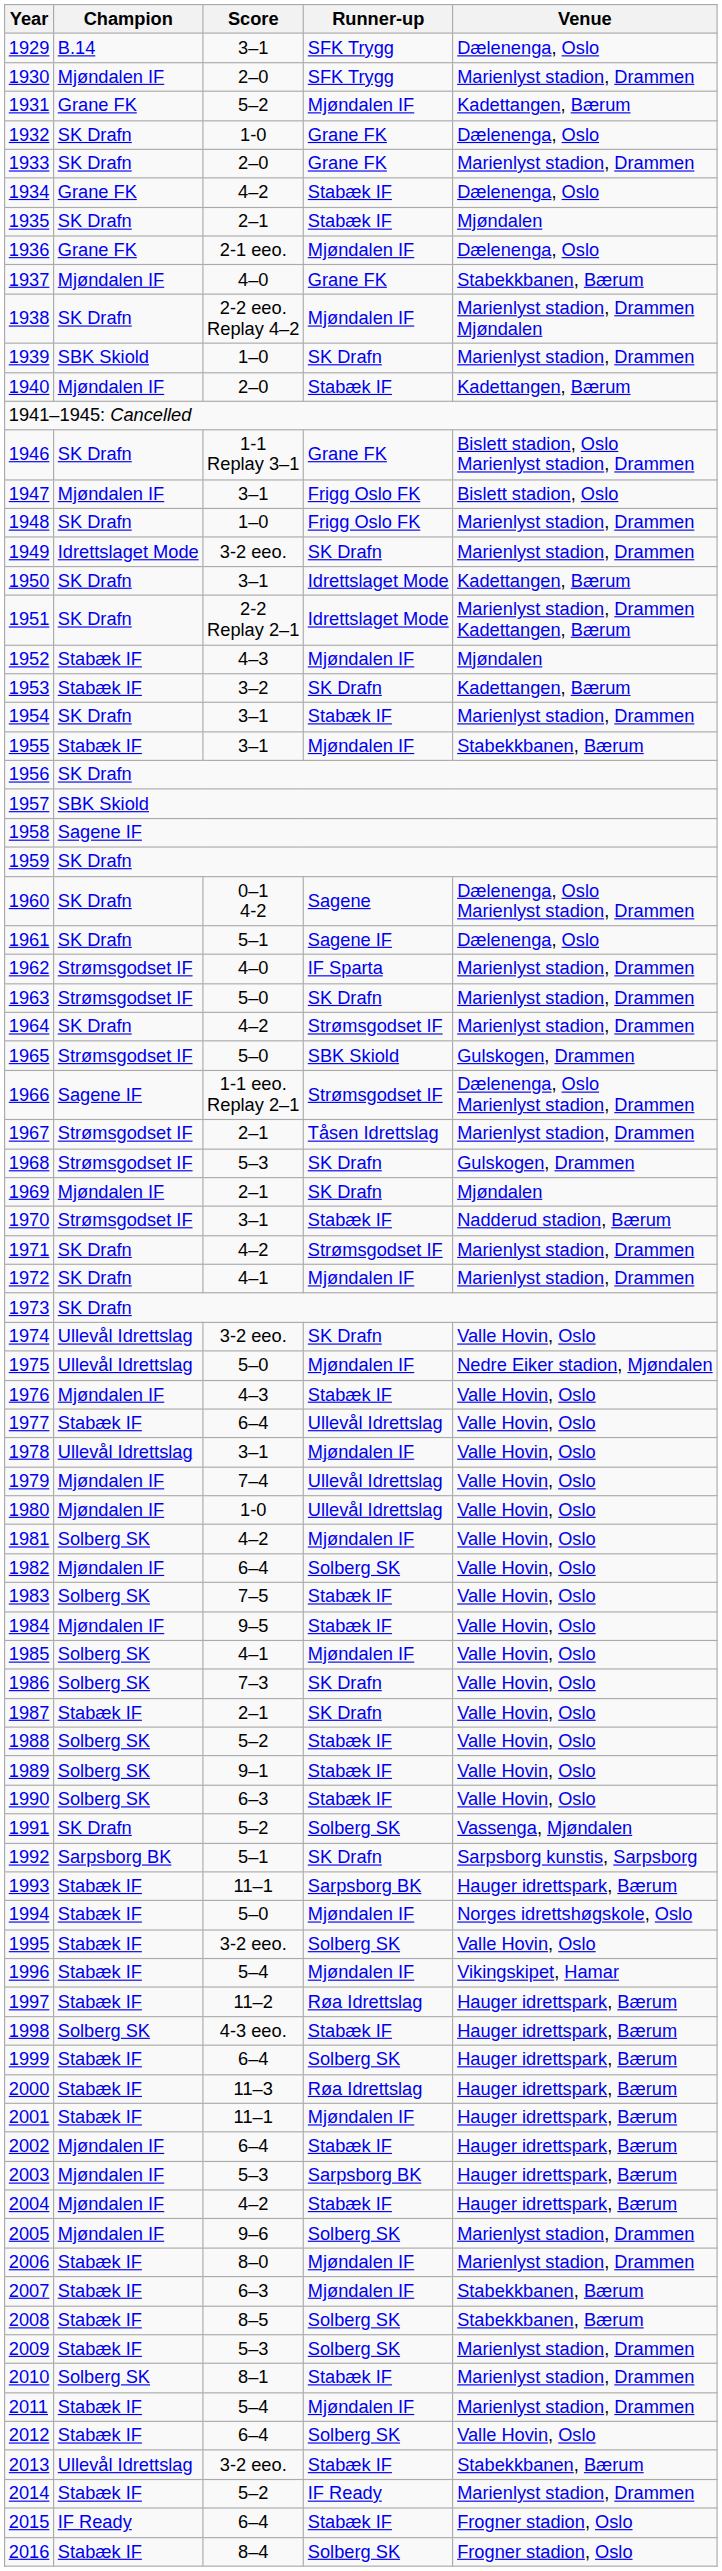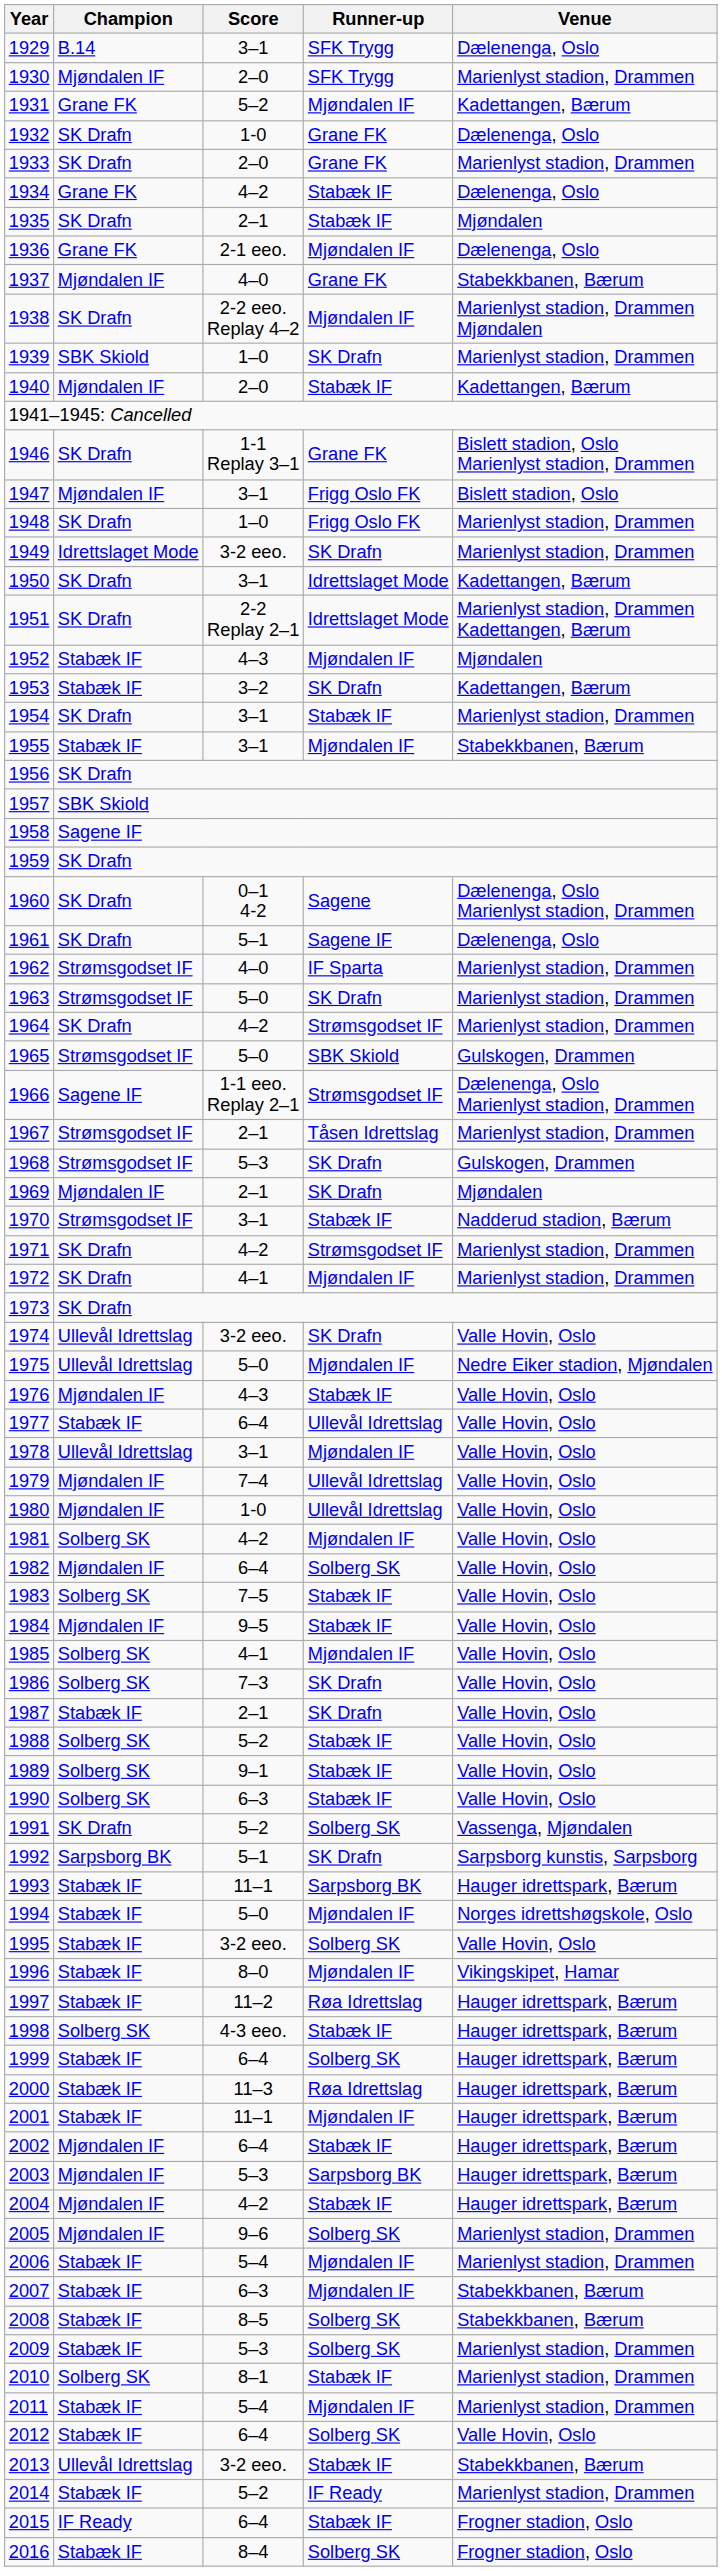(253, 1972) 5–4 -> (253, 1972) 8–0
(253, 2262) 8–0 -> (253, 2262) 5–4
